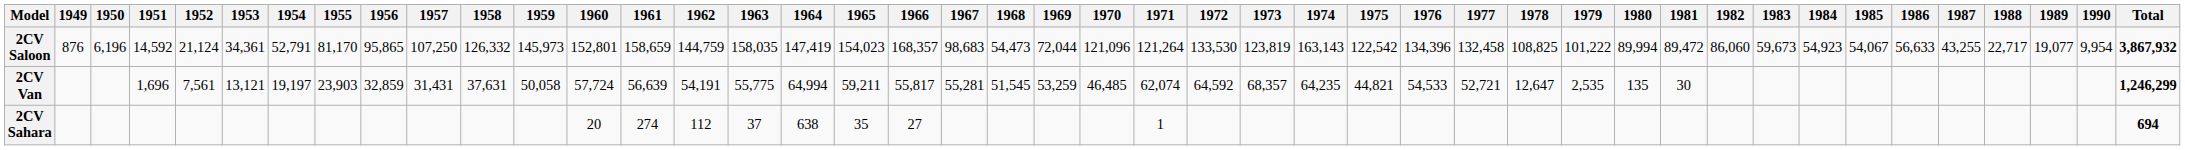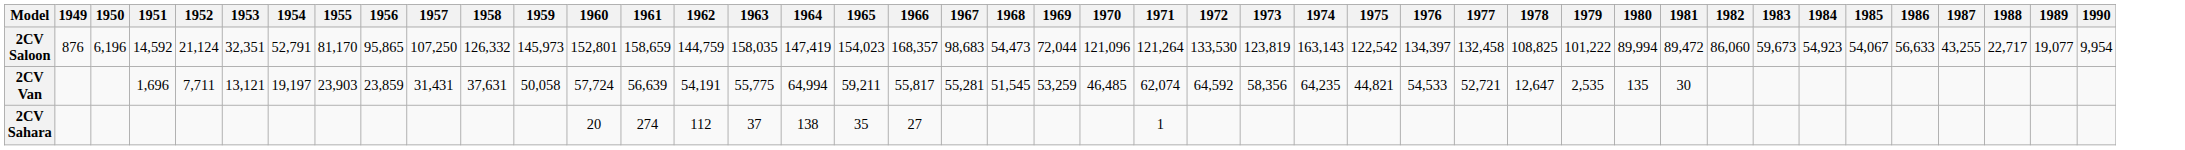- column: (2148, 15)
(245, 46) 34,361 -> (245, 46) 32,351
(1427, 46) 134,396 -> (1427, 46) 134,397
(199, 85) 7,561 -> (199, 85) 7,711
(384, 85) 32,859 -> (384, 85) 23,859
(1267, 85) 68,357 -> (1267, 85) 58,356
(808, 124) 638 -> (808, 124) 138
